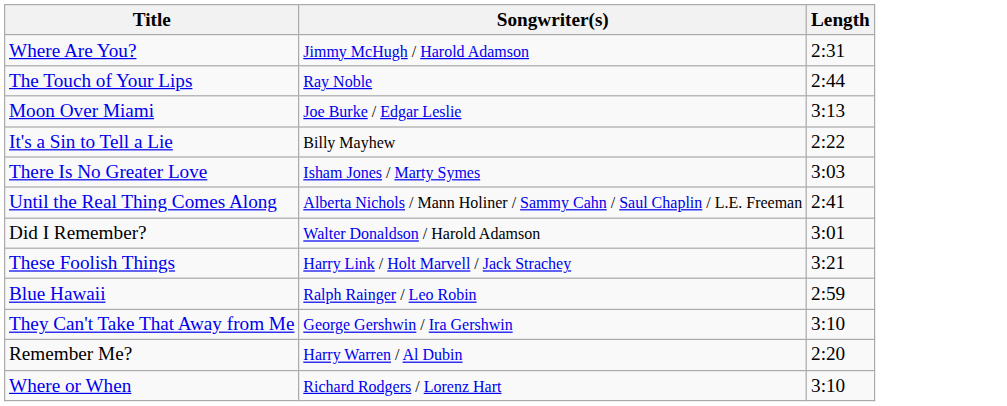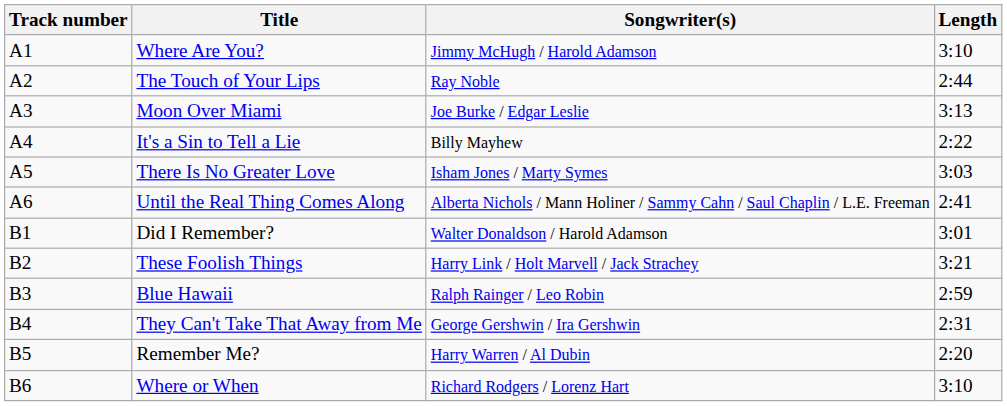+ column: (68, 19)
(828, 50) 2:31 -> (956, 50) 3:10
(828, 324) 3:10 -> (956, 324) 2:31
